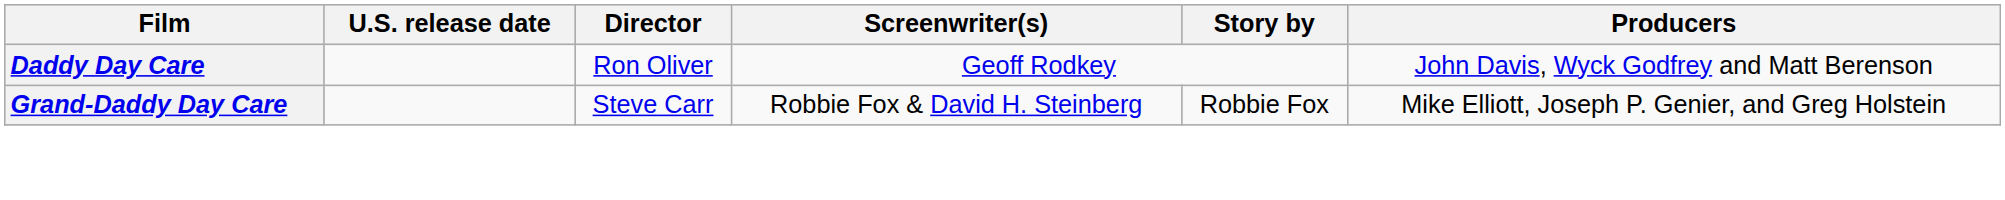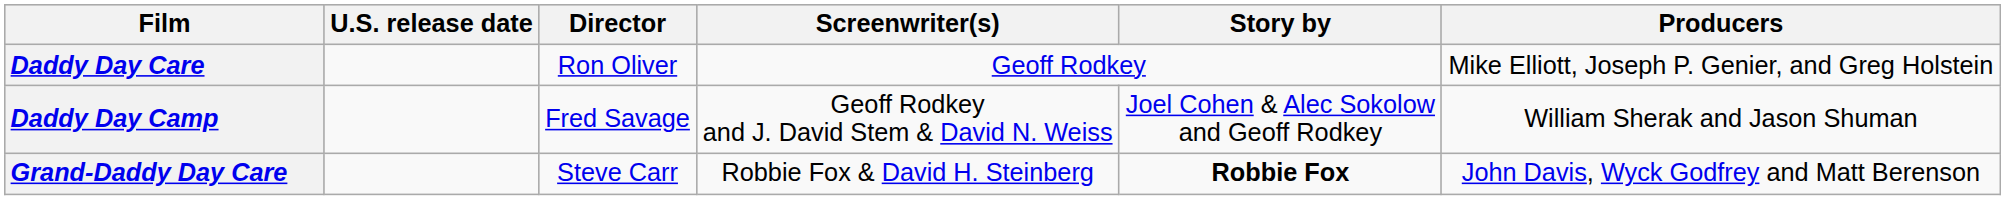(1674, 64) John Davis, Wyck Godfrey and Matt Berenson -> (1721, 64) Mike Elliott, Joseph P. Genier, and Greg Holstein
+ row: (115, 118)
(1264, 104) normal -> (1280, 173) bold
(1674, 104) Mike Elliott, Joseph P. Genier, and Greg Holstein -> (1721, 173) John Davis, Wyck Godfrey and Matt Berenson
